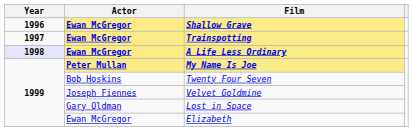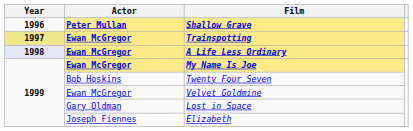(99, 25) Ewan McGregor -> (96, 25) Peter Mullan
(34, 38) no background -> (34, 38) khaki background
(96, 65) Peter Mullan -> (99, 65) Ewan McGregor
(101, 92) Joseph Fiennes -> (99, 92) Ewan McGregor
(99, 120) Ewan McGregor -> (101, 120) Joseph Fiennes
